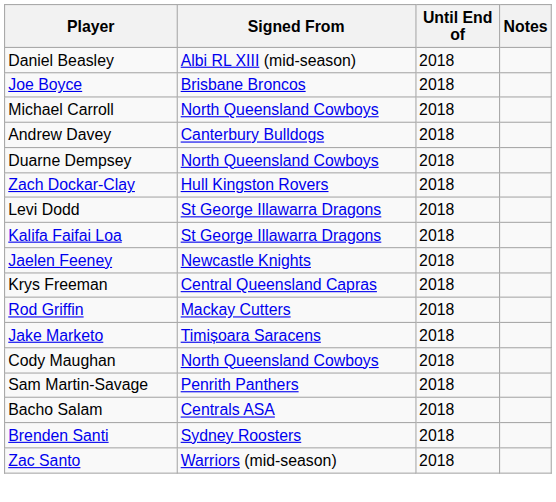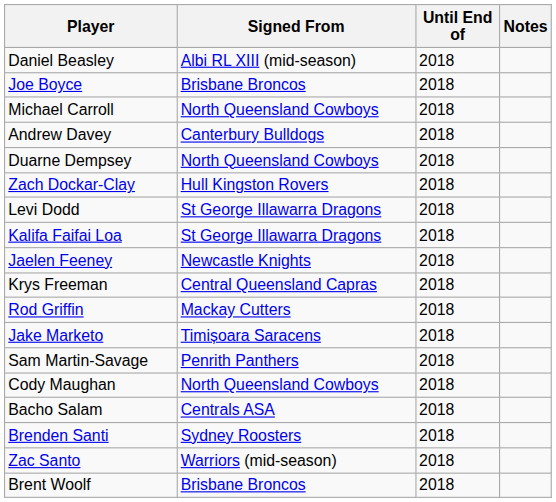rows swapped: (78, 385) <-> (62, 360)
+ row: (49, 486)
